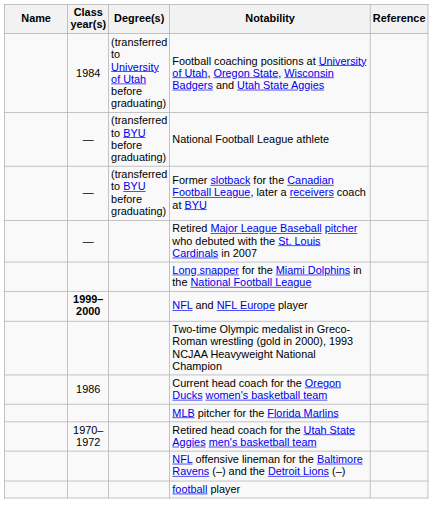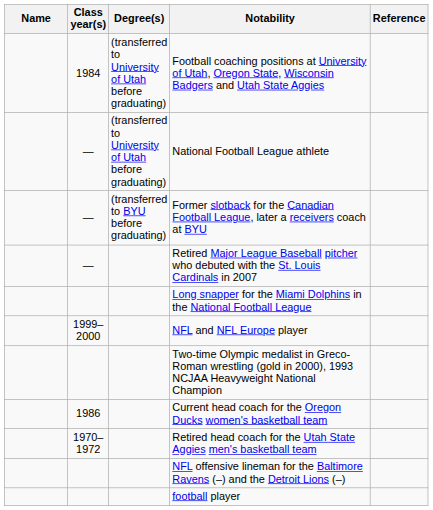(139, 139) (transferred to BYU before graduating) -> (139, 151) (transferred to University of Utah before graduating)
(88, 306) bold -> (88, 330) normal
- row: (255, 413)
